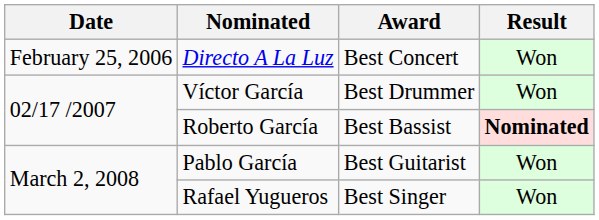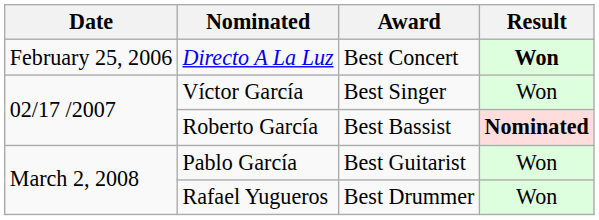(537, 57) normal -> (537, 57) bold
(409, 92) Best Drummer -> (395, 92) Best Singer
(395, 197) Best Singer -> (409, 197) Best Drummer
